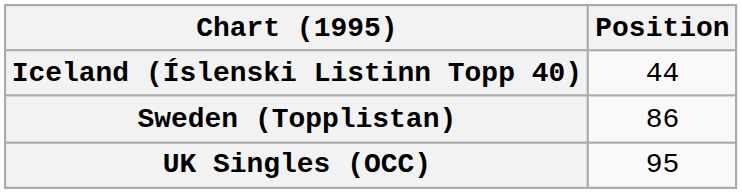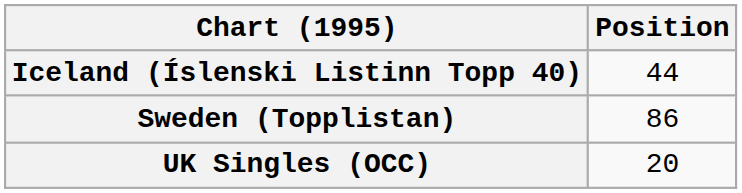(662, 165) 95 -> (662, 165) 20
